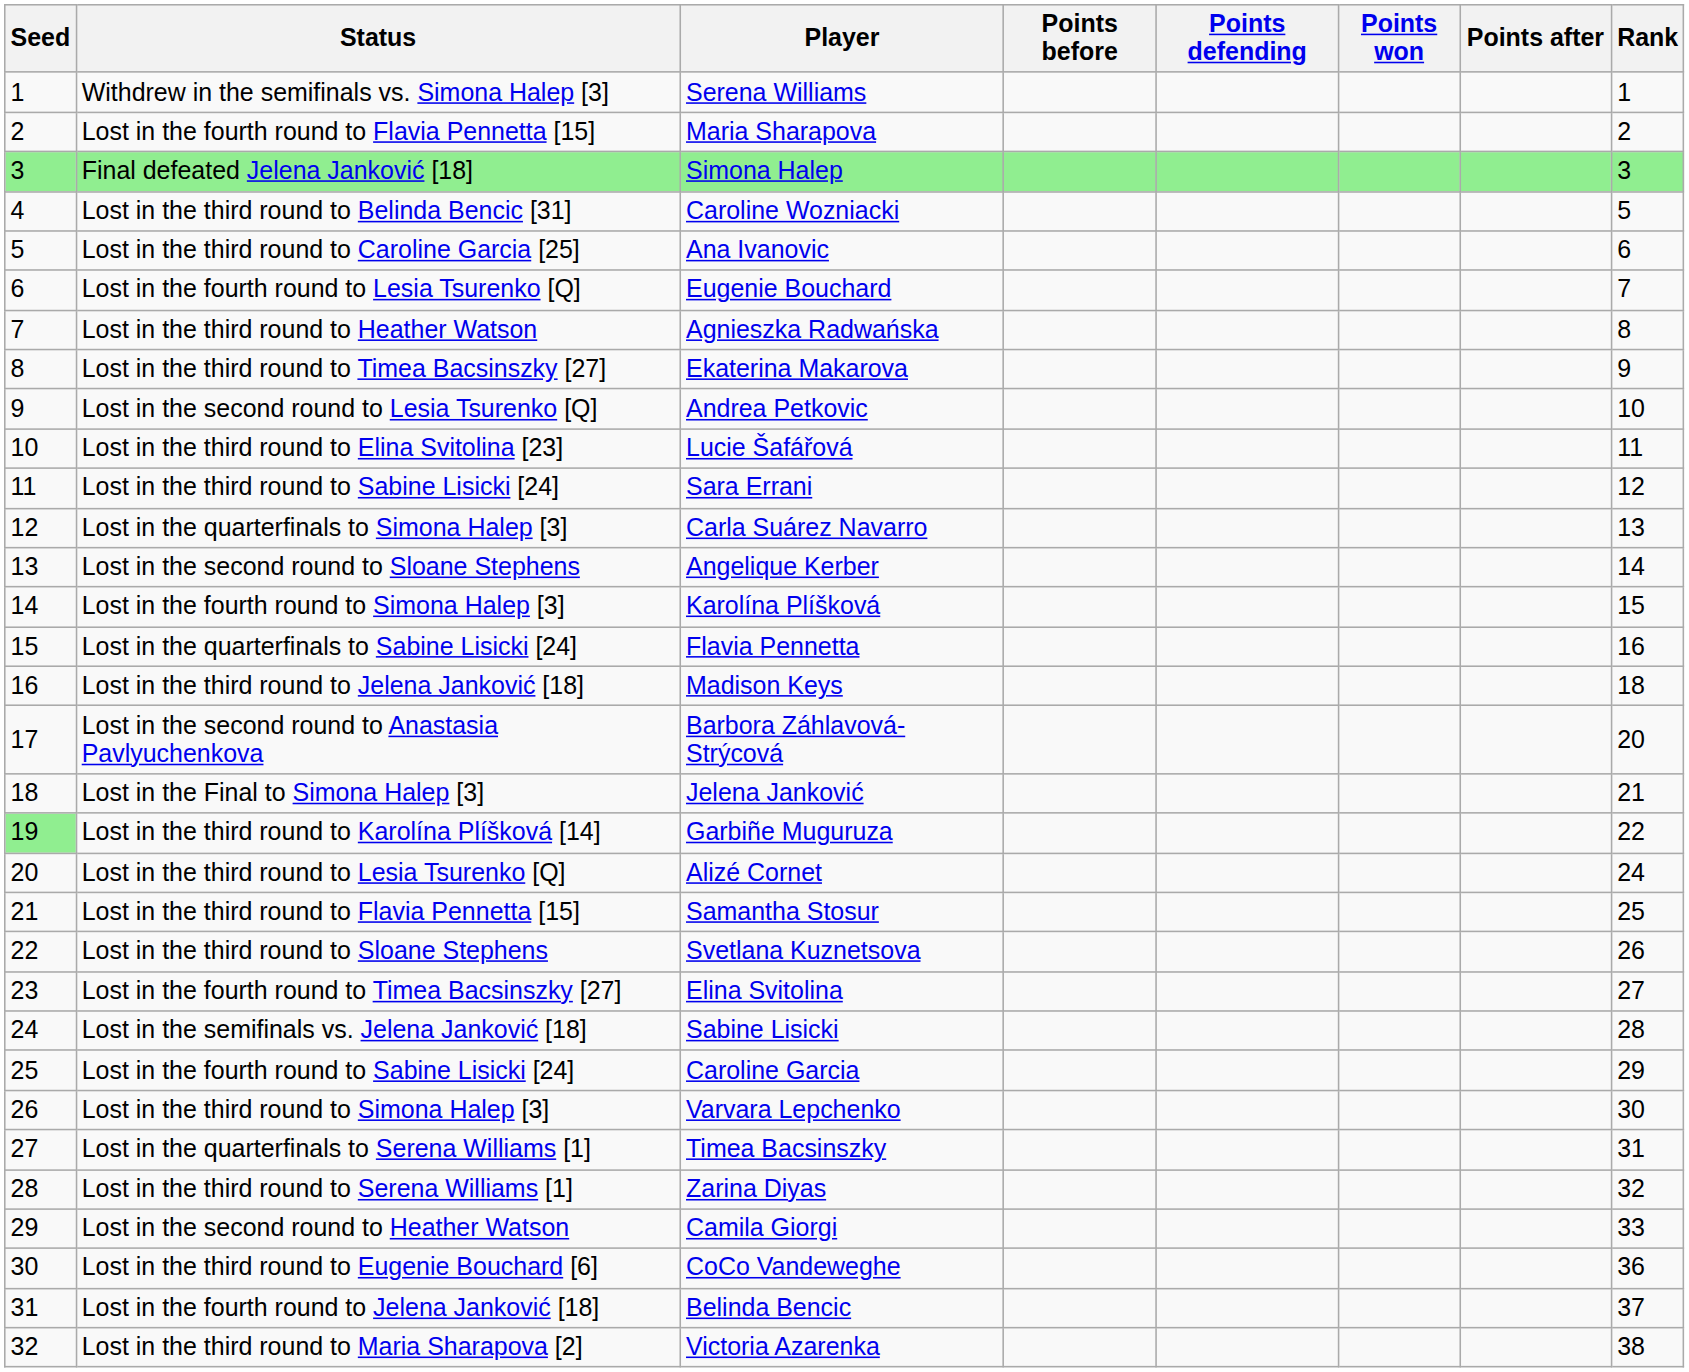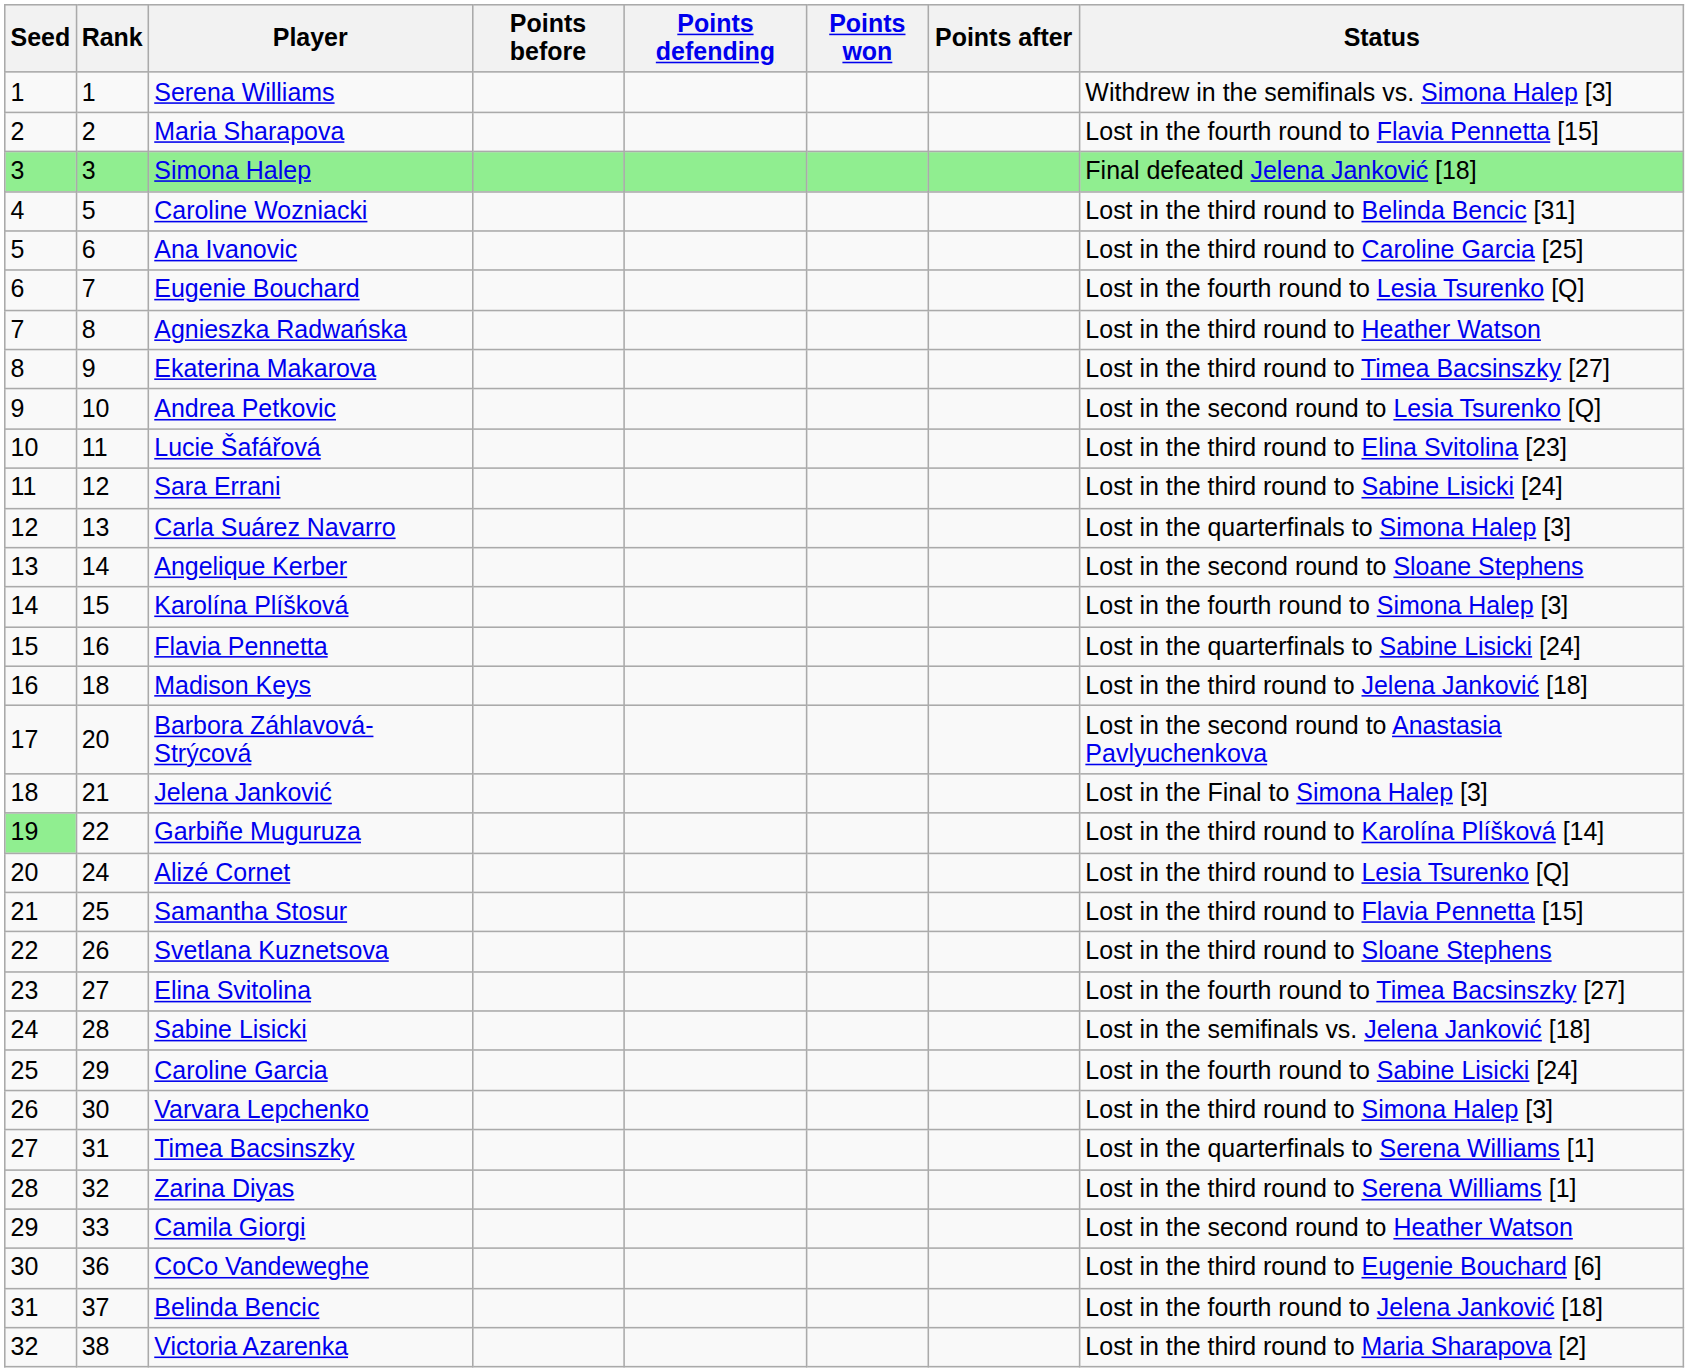columns swapped: (1648, 38) <-> (378, 38)
